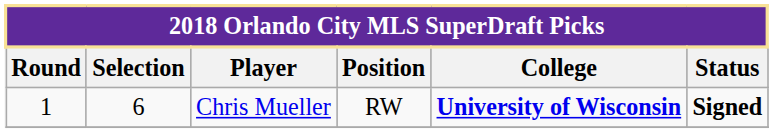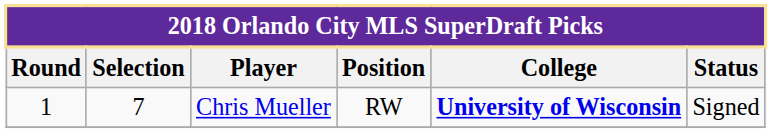(139, 107) 6 -> (139, 107) 7
(727, 107) bold -> (726, 107) normal
